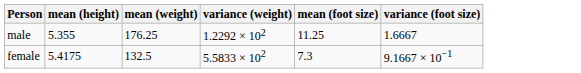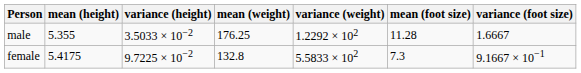+ column: (168, 14)
(311, 34) 11.25 -> (403, 34) 11.28
(138, 56) 132.5 -> (231, 56) 132.8
